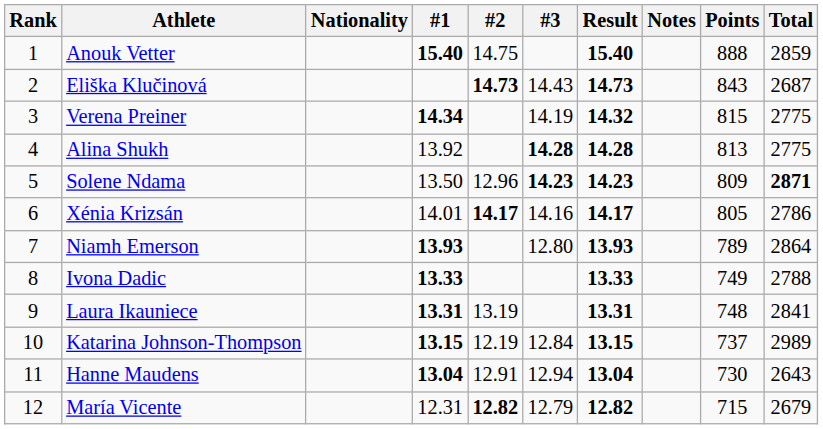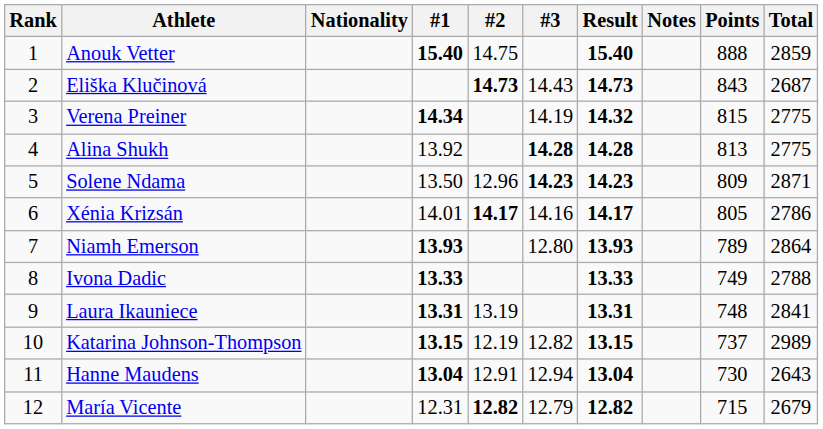(791, 181) bold -> (791, 181) normal
(550, 342) 12.84 -> (550, 342) 12.82
